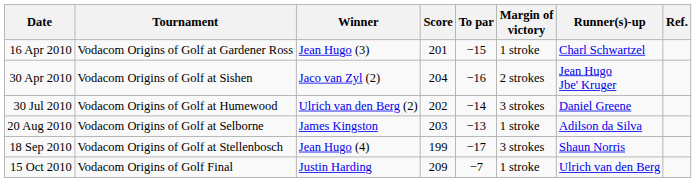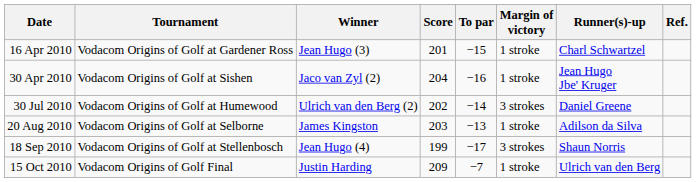(522, 78) 2 strokes -> (520, 78) 1 stroke
